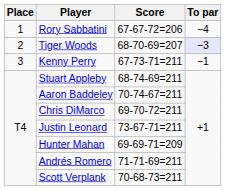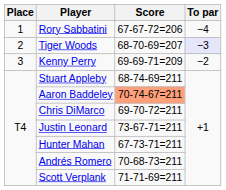(150, 62) 67-73-71=211 -> (150, 62) 69-69-71=209
(203, 62) −1 -> (203, 62) −2
(150, 95) no background -> (150, 95) lightsalmon background
(150, 144) 69-69-71=209 -> (150, 144) 67-73-71=211
(150, 161) 71-71-69=211 -> (150, 161) 70-68-73=211
(150, 177) 70-68-73=211 -> (150, 177) 71-71-69=211
